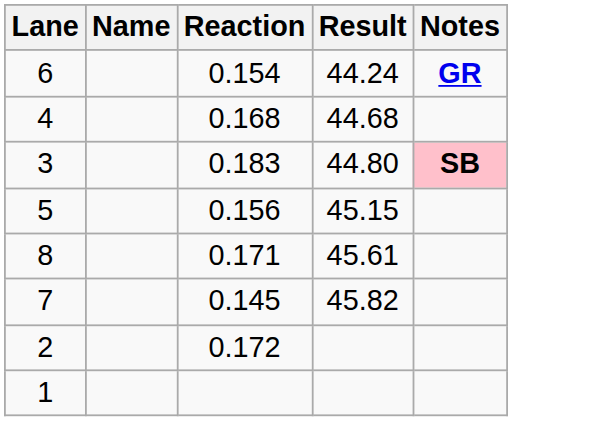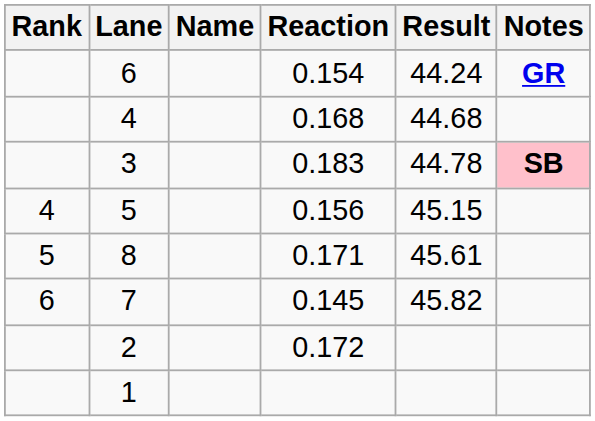+ column: (47, 27)
(363, 164) 44.80 -> (446, 164) 44.78
